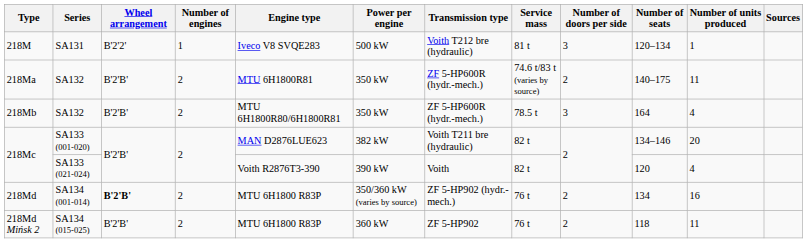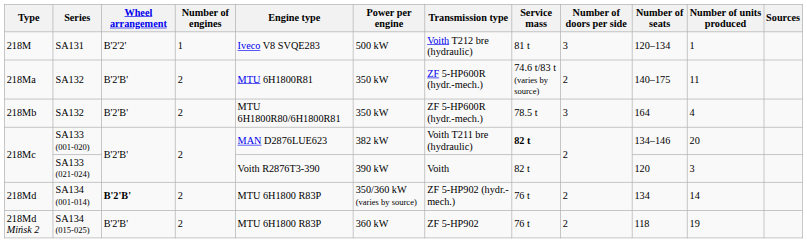(522, 140) normal -> (522, 140) bold
(692, 168) 4 -> (692, 168) 3
(695, 196) 16 -> (695, 196) 14
(695, 224) 11 -> (695, 224) 19
